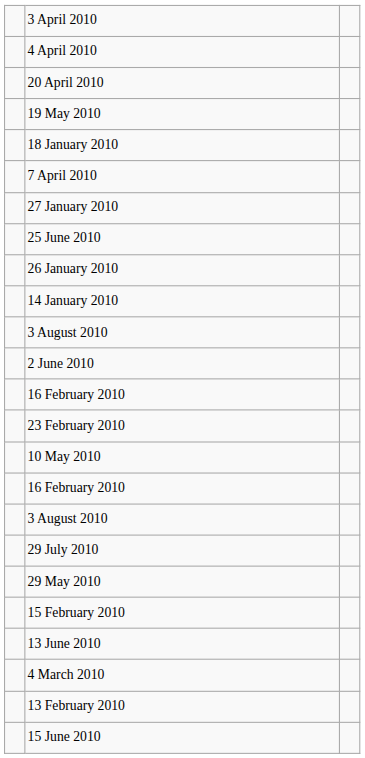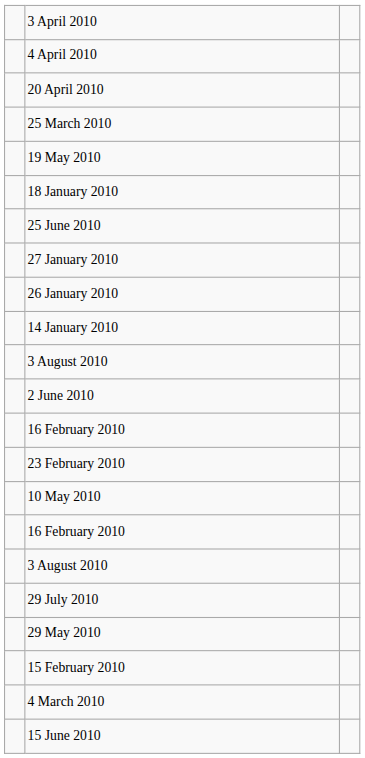+ row: (14, 124)
- row: (14, 177)
rows swapped: (14, 208) <-> (14, 239)
- row: (14, 644)
- row: (14, 706)
